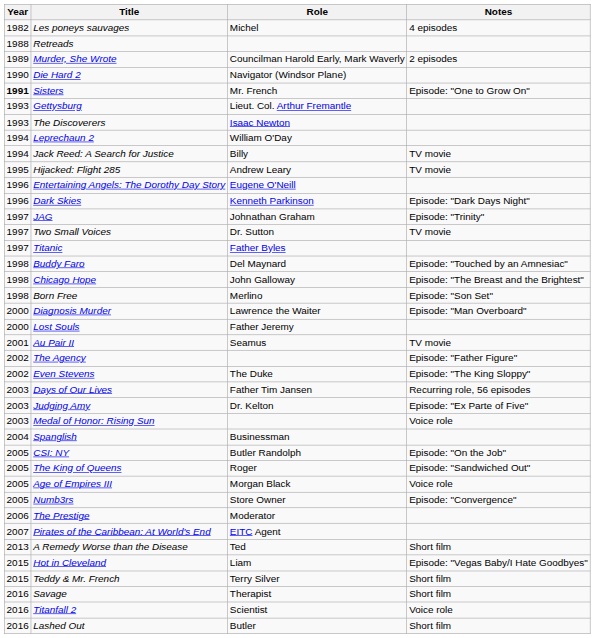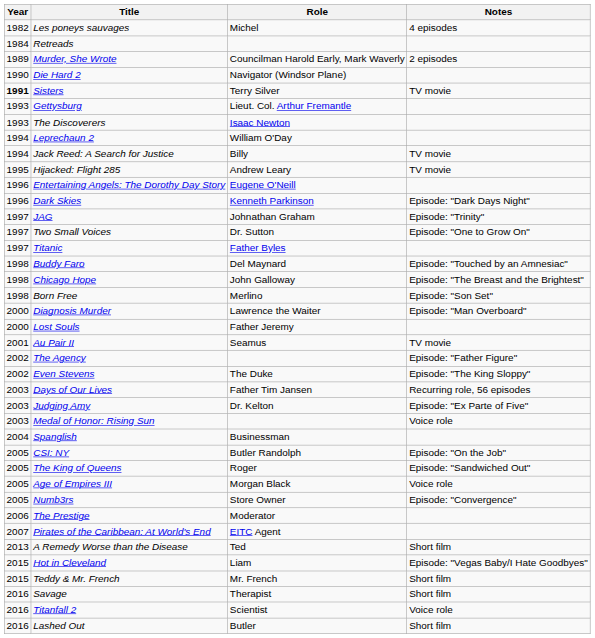(18, 43) 1988 -> (18, 43) 1984
(254, 91) Mr. French -> (255, 91) Terry Silver
(470, 91) Episode: "One to Grow On" -> (430, 91) TV movie
(430, 232) TV movie -> (470, 232) Episode: "One to Grow On"
(255, 578) Terry Silver -> (254, 578) Mr. French
